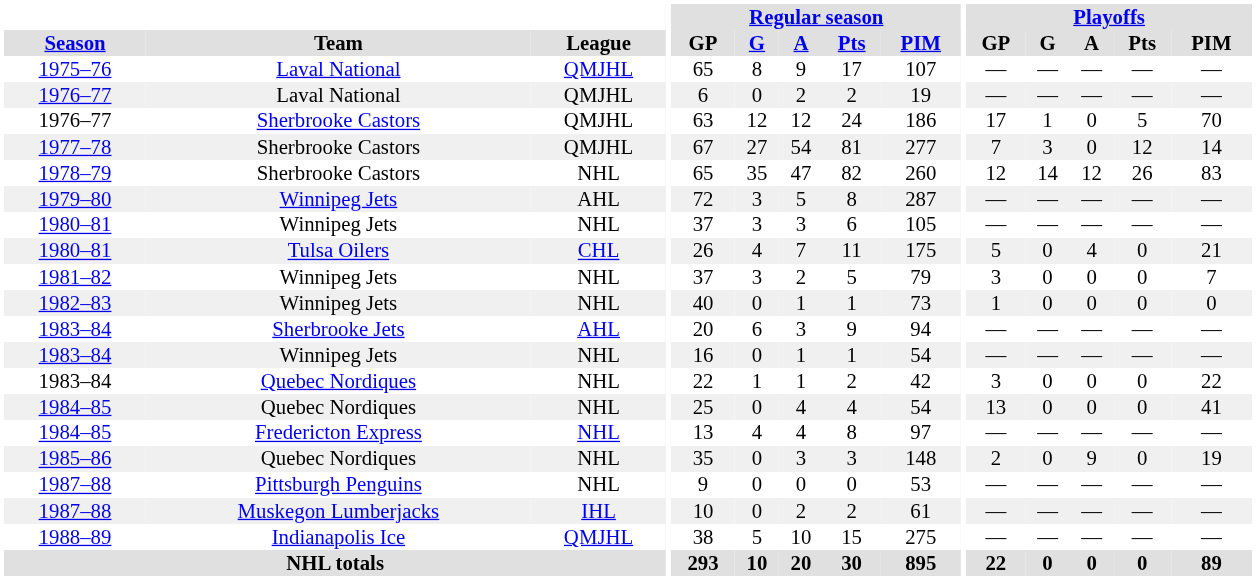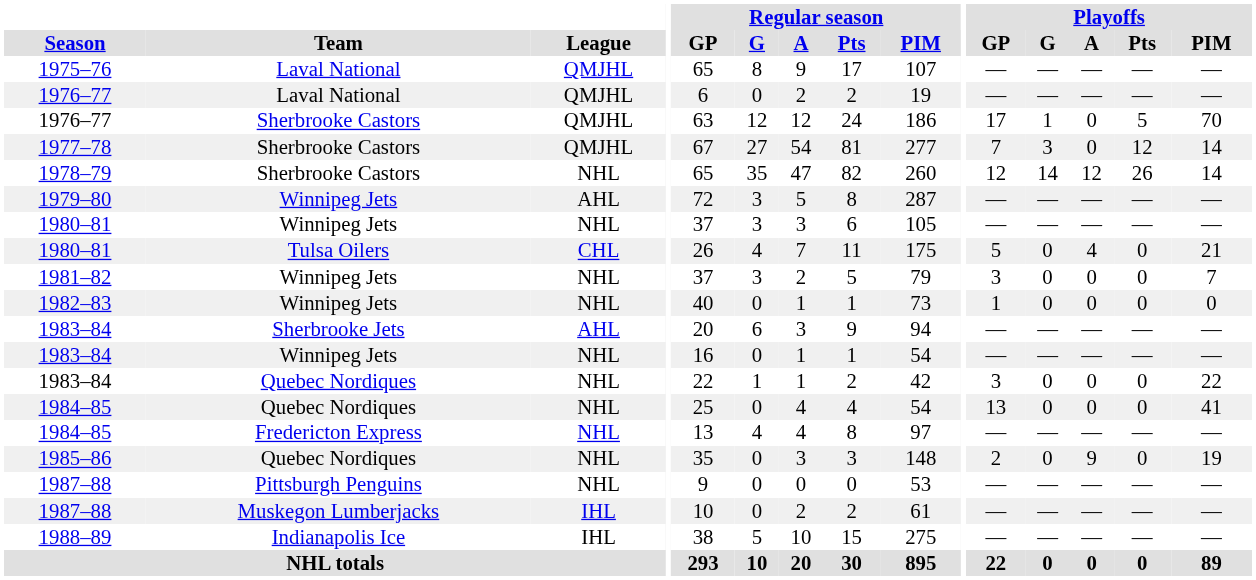(1211, 172) 83 -> (1211, 172) 14
(599, 536) QMJHL -> (599, 536) IHL
